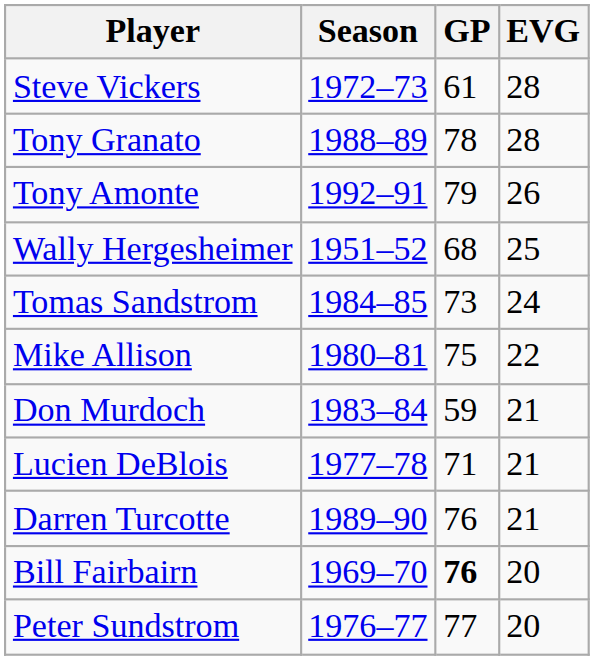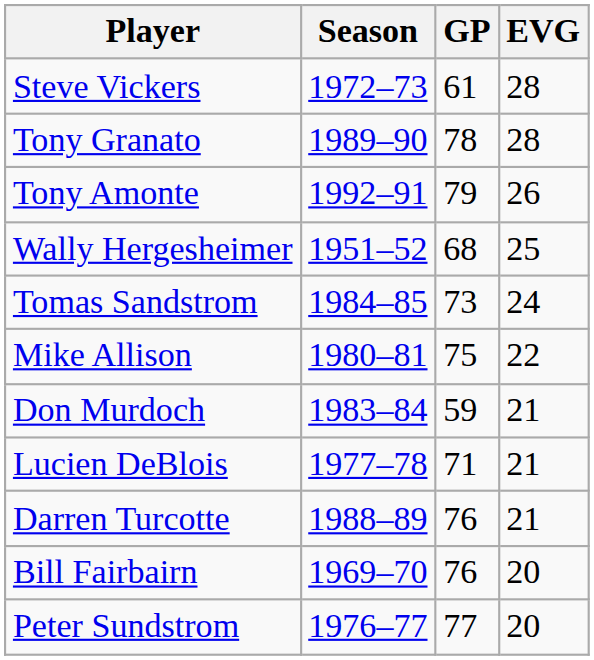(368, 139) 1988–89 -> (368, 139) 1989–90
(368, 517) 1989–90 -> (368, 517) 1988–89
(460, 572) bold -> (460, 572) normal
